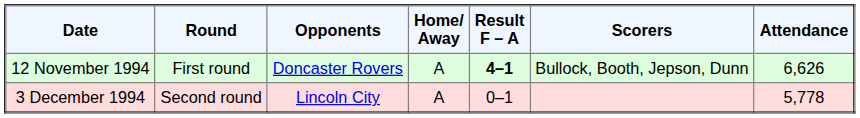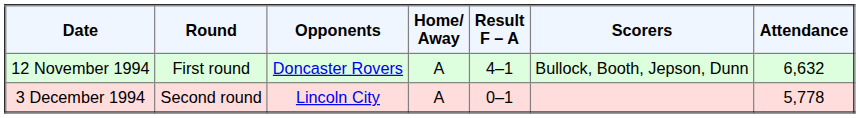(499, 68) bold -> (499, 68) normal
(804, 68) 6,626 -> (804, 68) 6,632
